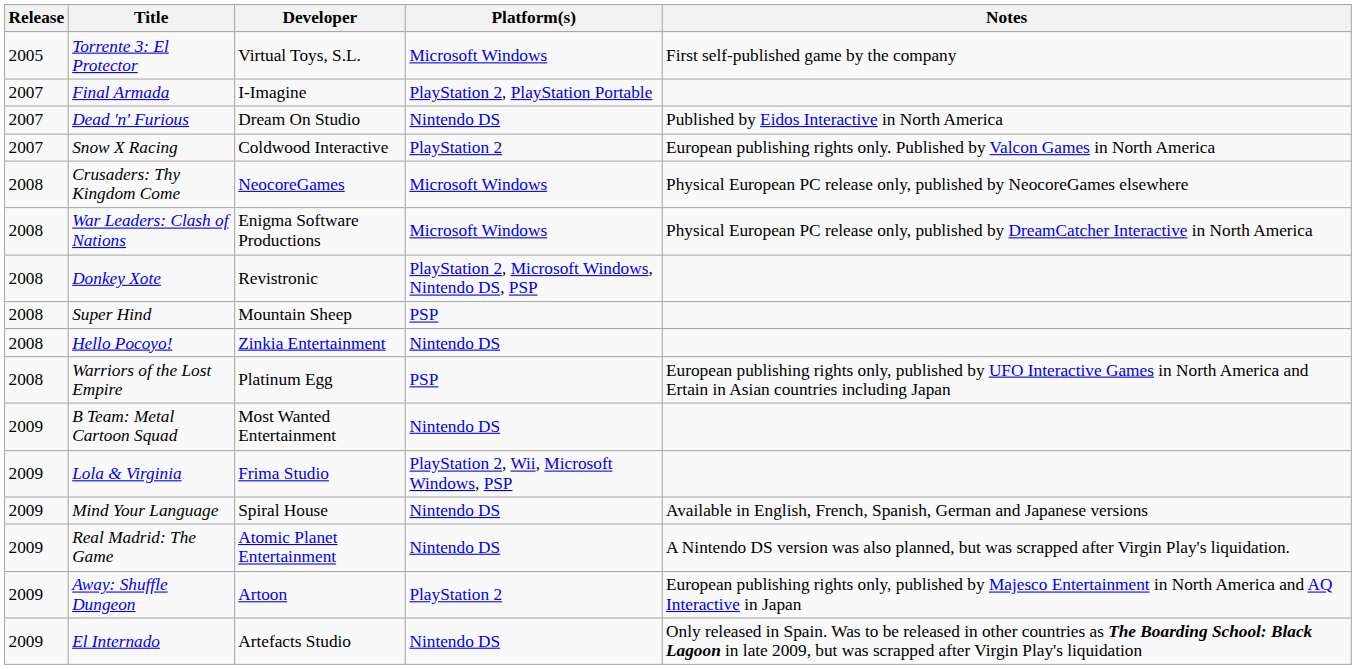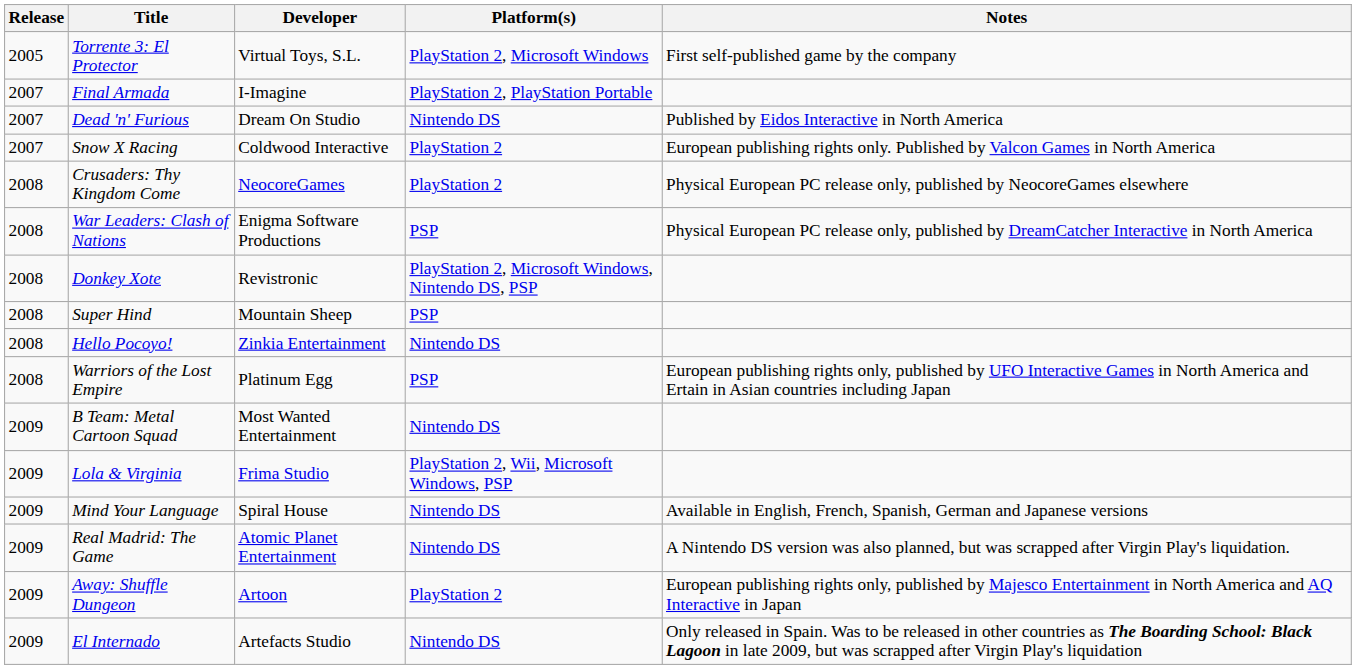(478, 55) Microsoft Windows -> (529, 55) PlayStation 2, Microsoft Windows
(478, 184) Microsoft Windows -> (456, 184) PlayStation 2
(478, 231) Microsoft Windows -> (424, 231) PSP
